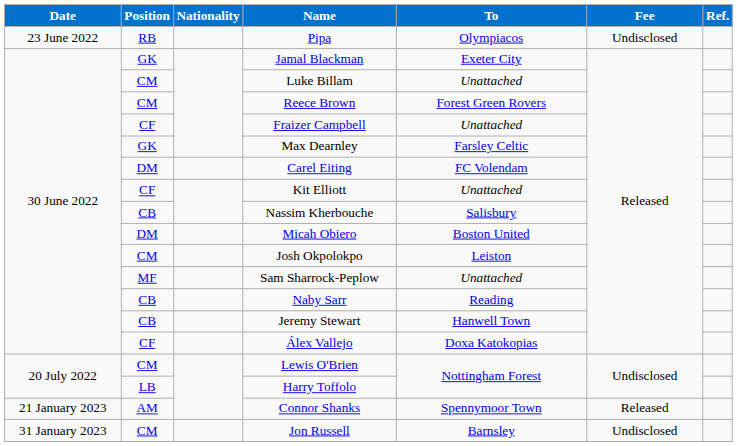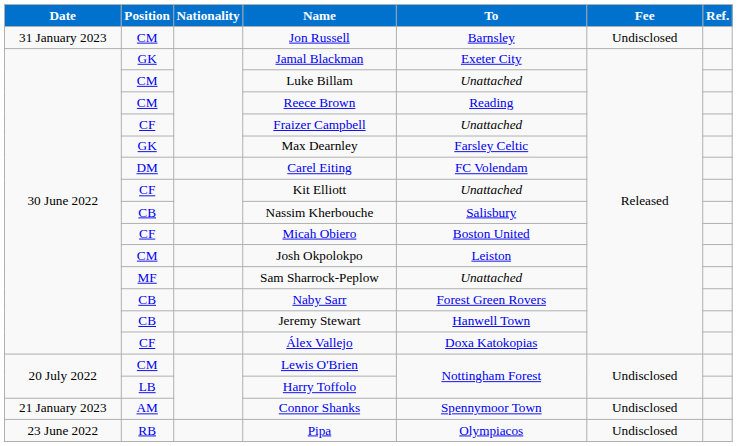rows swapped: (319, 37) <-> (319, 430)
(491, 103) Forest Green Rovers -> (491, 103) Reading
(147, 234) DM -> (147, 234) CF
(491, 299) Reading -> (491, 299) Forest Green Rovers
(645, 409) Released -> (645, 409) Undisclosed
